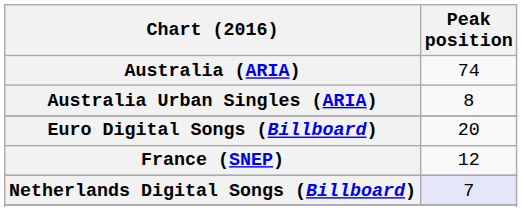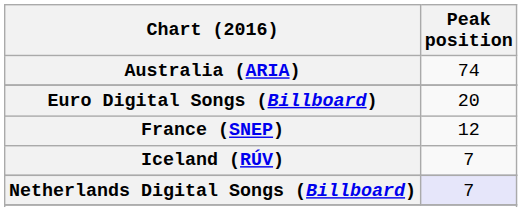- row: (213, 101)
+ row: (213, 160)
